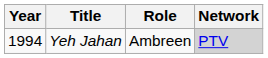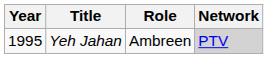(25, 41) 1994 -> (25, 41) 1995
